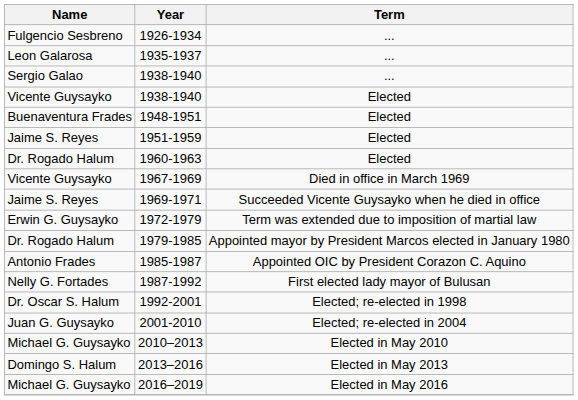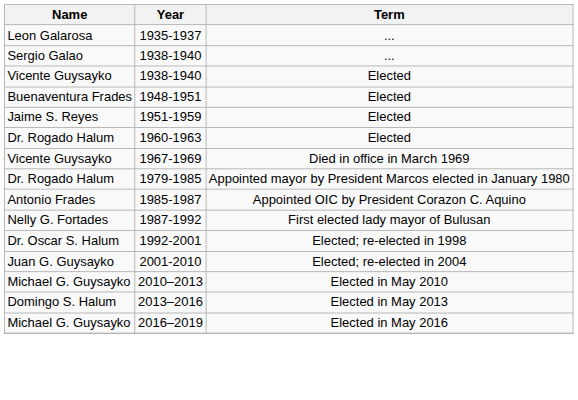- row: (65, 35)
- row: (53, 199)
- row: (63, 220)
